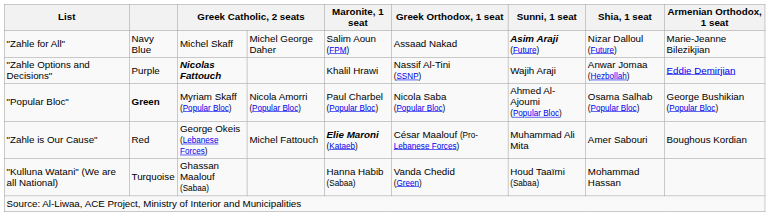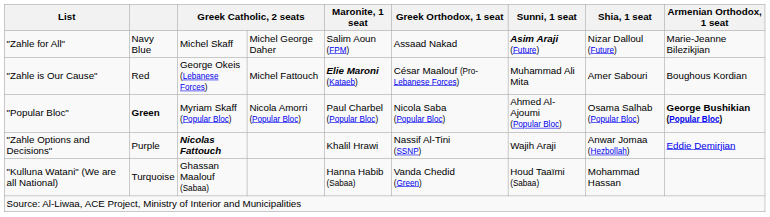rows swapped: (52, 140) <-> (48, 70)
(705, 102) normal -> (708, 113) bold
